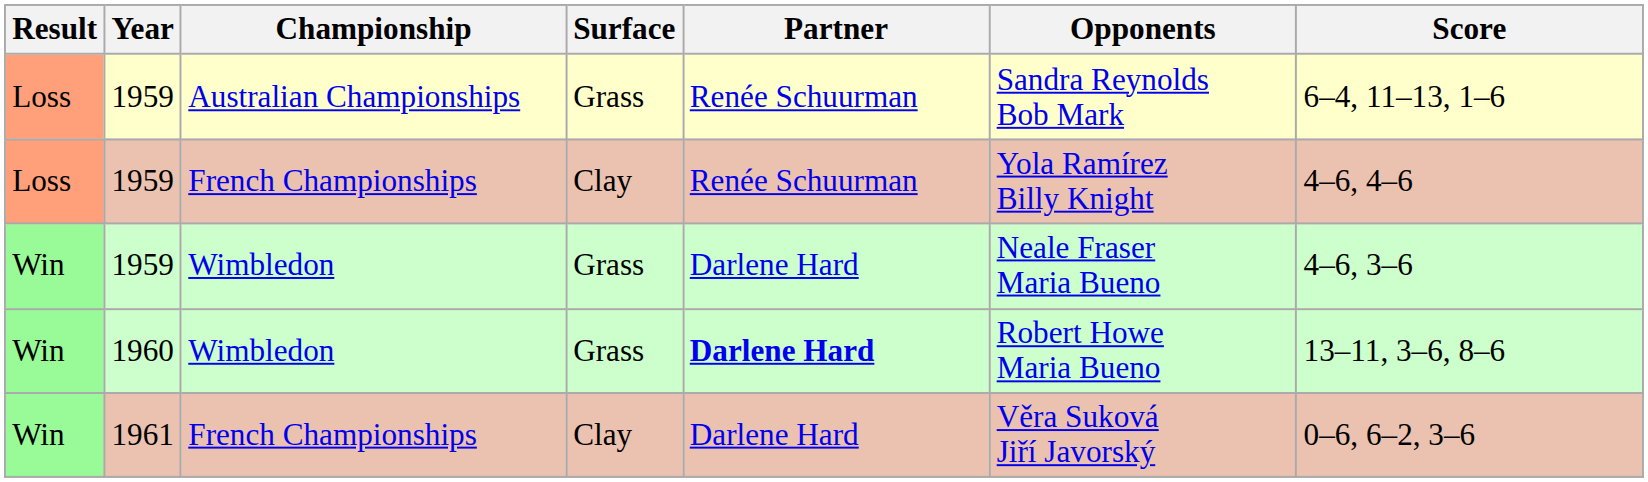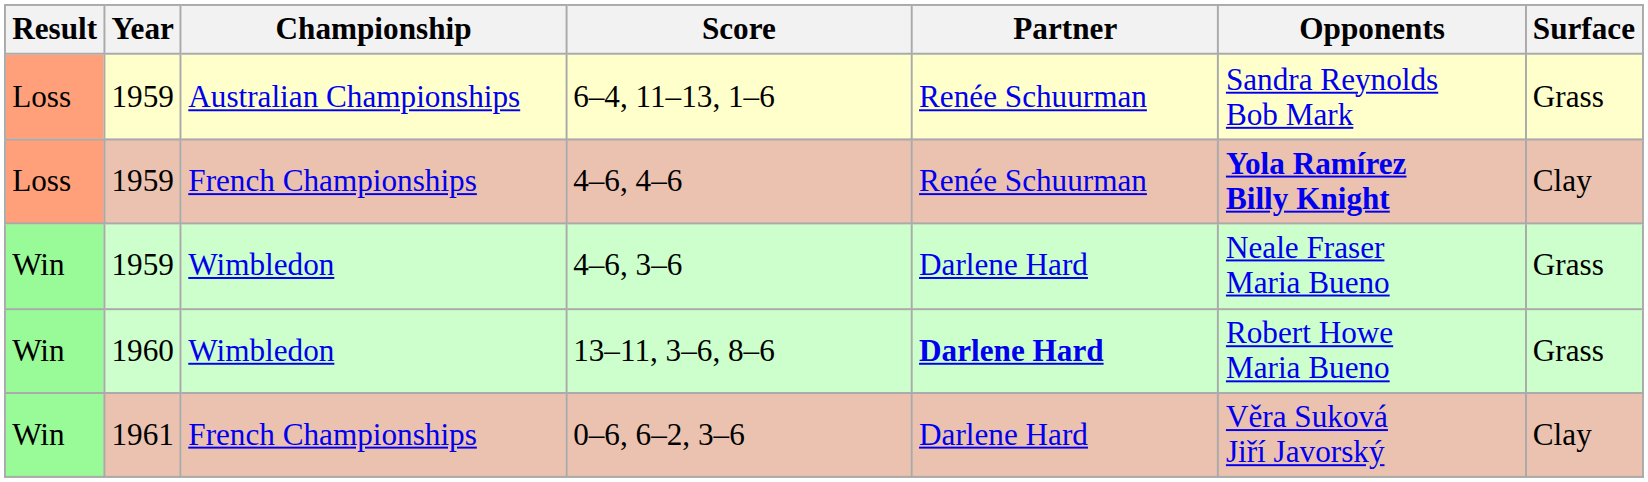columns swapped: (624, 29) <-> (1469, 29)
(1082, 180) normal -> (1316, 180) bold
